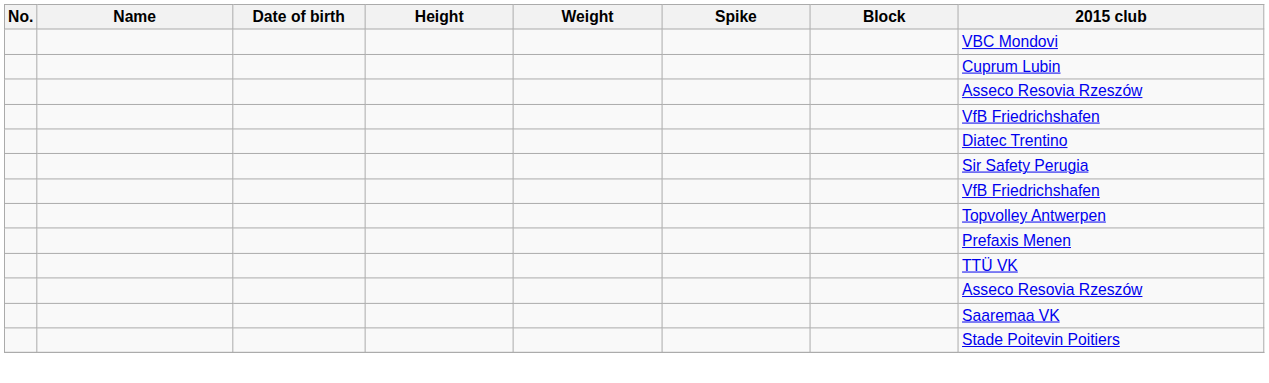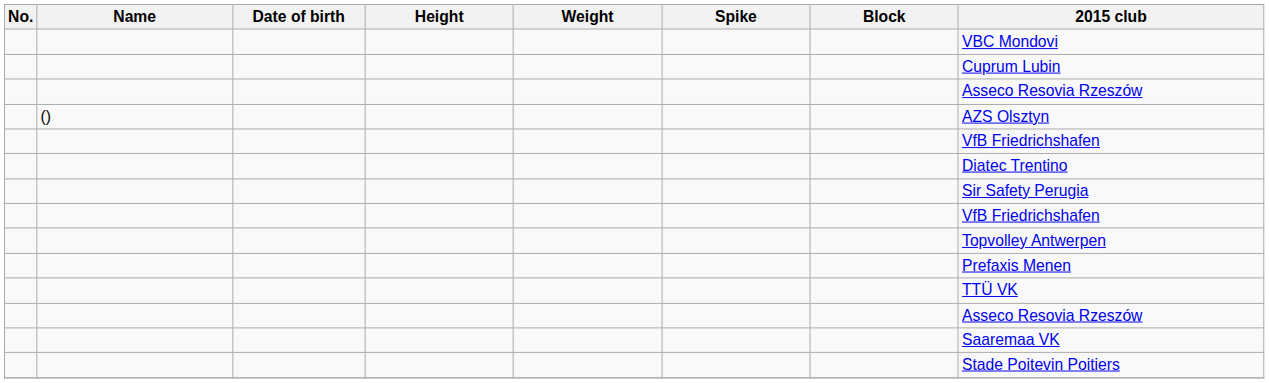+ row: (21, 116)
